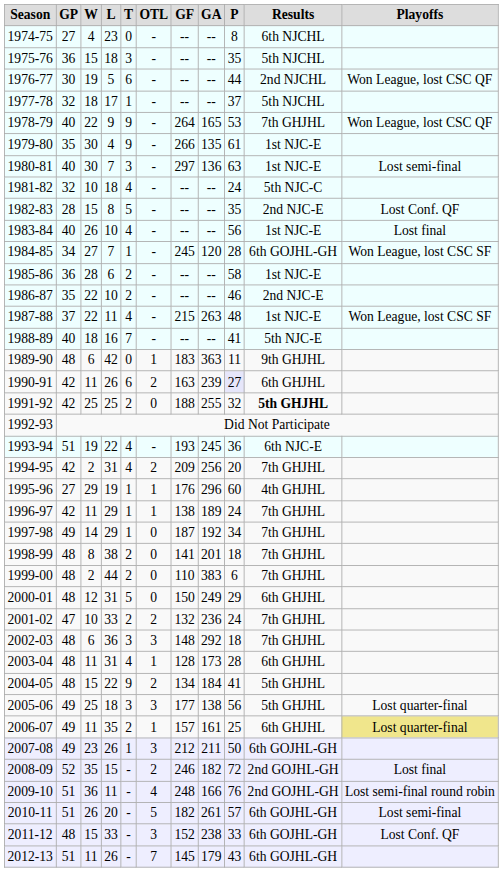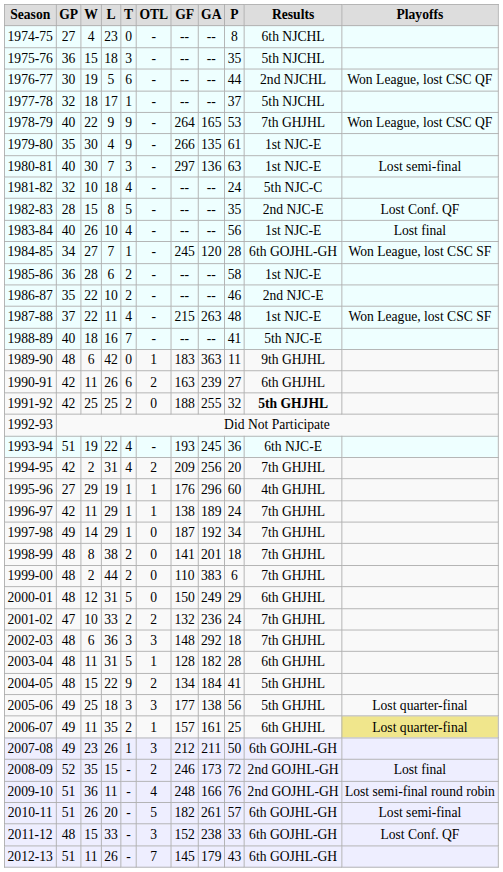(235, 381) lavender background -> (235, 381) no background
(129, 662) 4 -> (129, 662) 5
(211, 662) 173 -> (211, 662) 182
(211, 770) 182 -> (211, 770) 173
